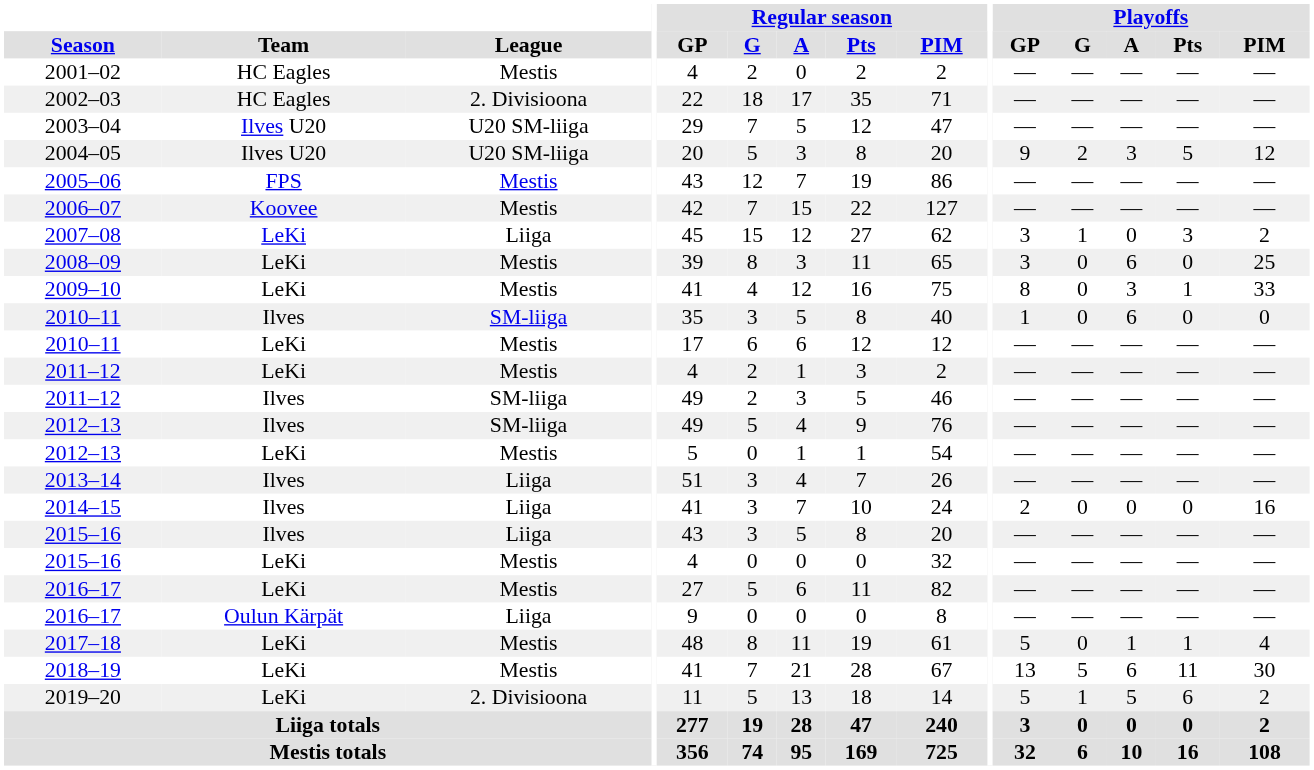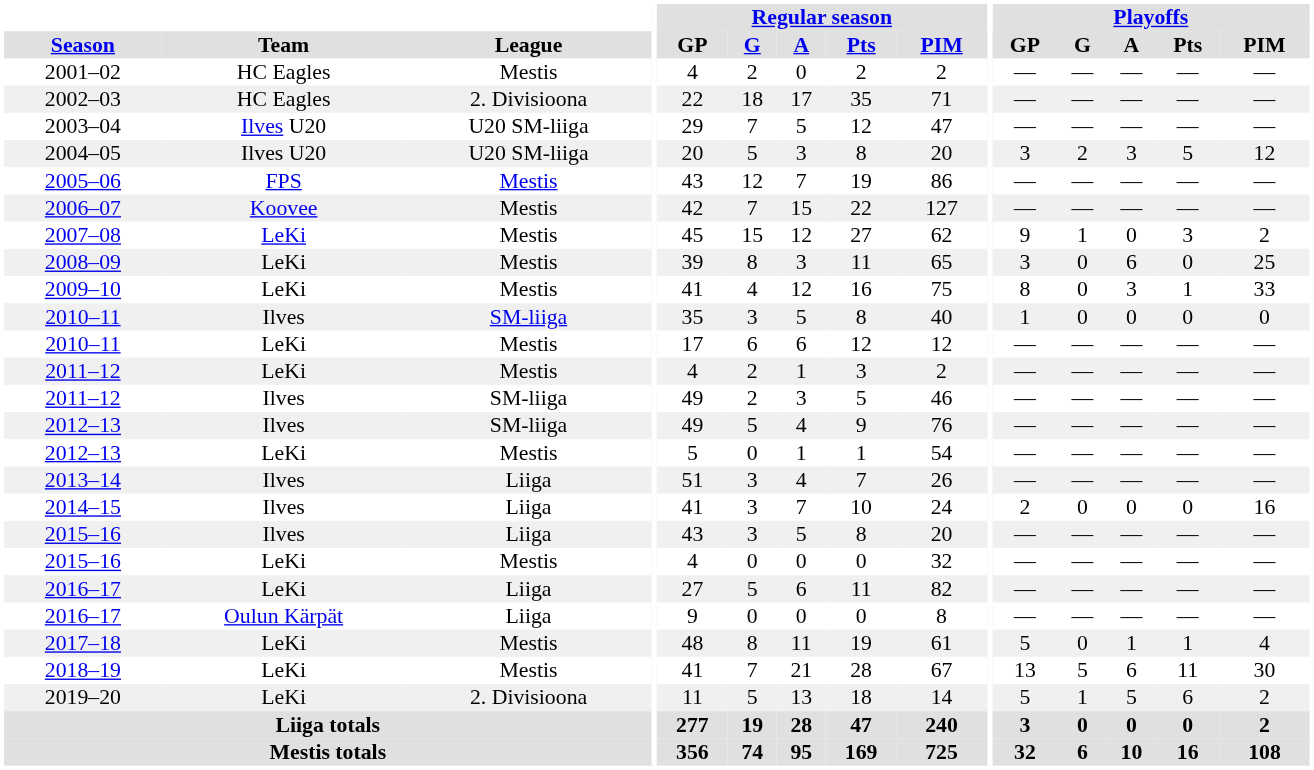(1025, 153) 9 -> (1025, 153) 3
(529, 235) Liiga -> (529, 235) Mestis
(1025, 235) 3 -> (1025, 235) 9
(1131, 316) 6 -> (1131, 316) 0
(529, 588) Mestis -> (529, 588) Liiga
